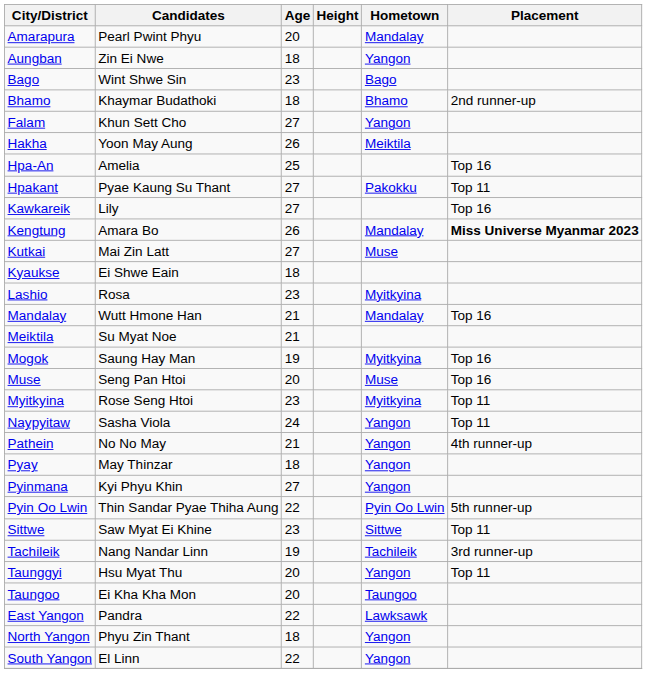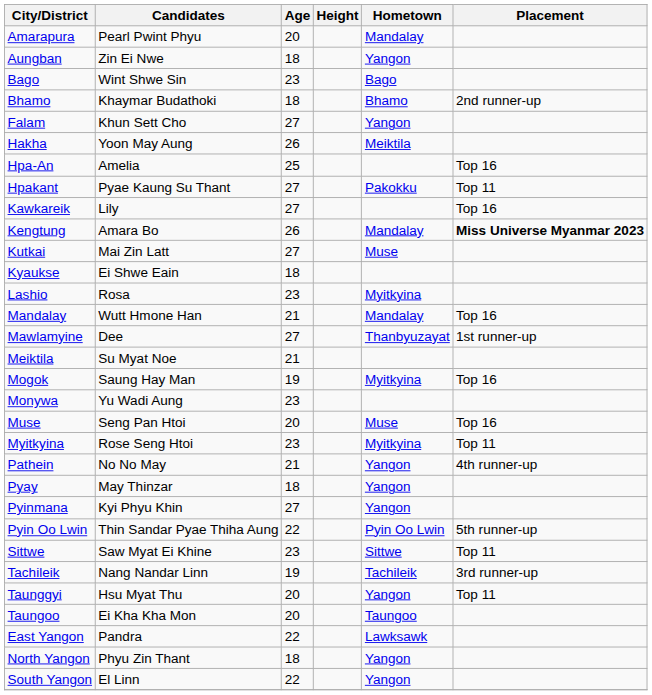+ row: (45, 337)
+ row: (33, 401)
- row: (39, 422)
